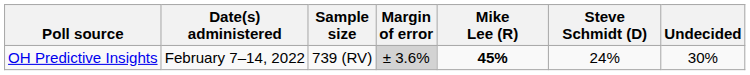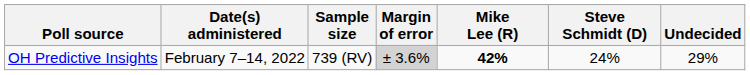(493, 58) 45% -> (493, 58) 42%
(703, 58) 30% -> (703, 58) 29%
